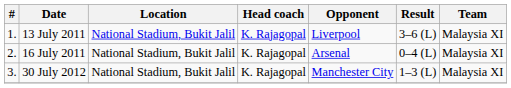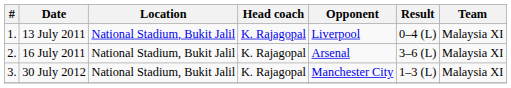(418, 33) 3–6 (L) -> (418, 33) 0–4 (L)
(418, 53) 0–4 (L) -> (418, 53) 3–6 (L)
